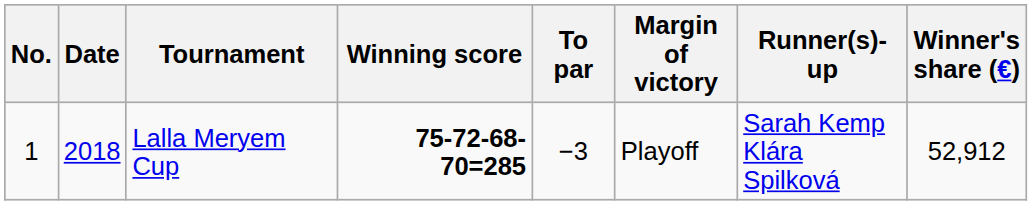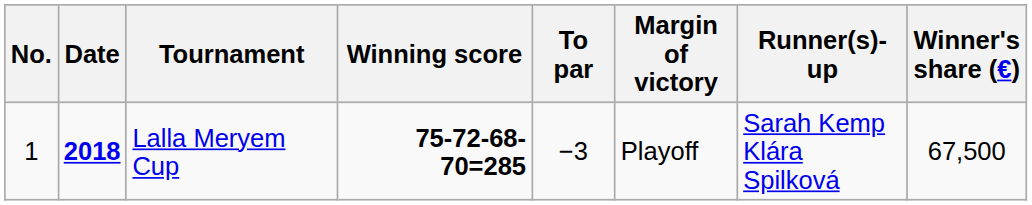(92, 151) normal -> (92, 151) bold
(967, 151) 52,912 -> (967, 151) 67,500
